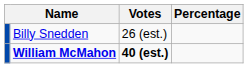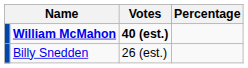rows swapped: (65, 53) <-> (51, 33)
